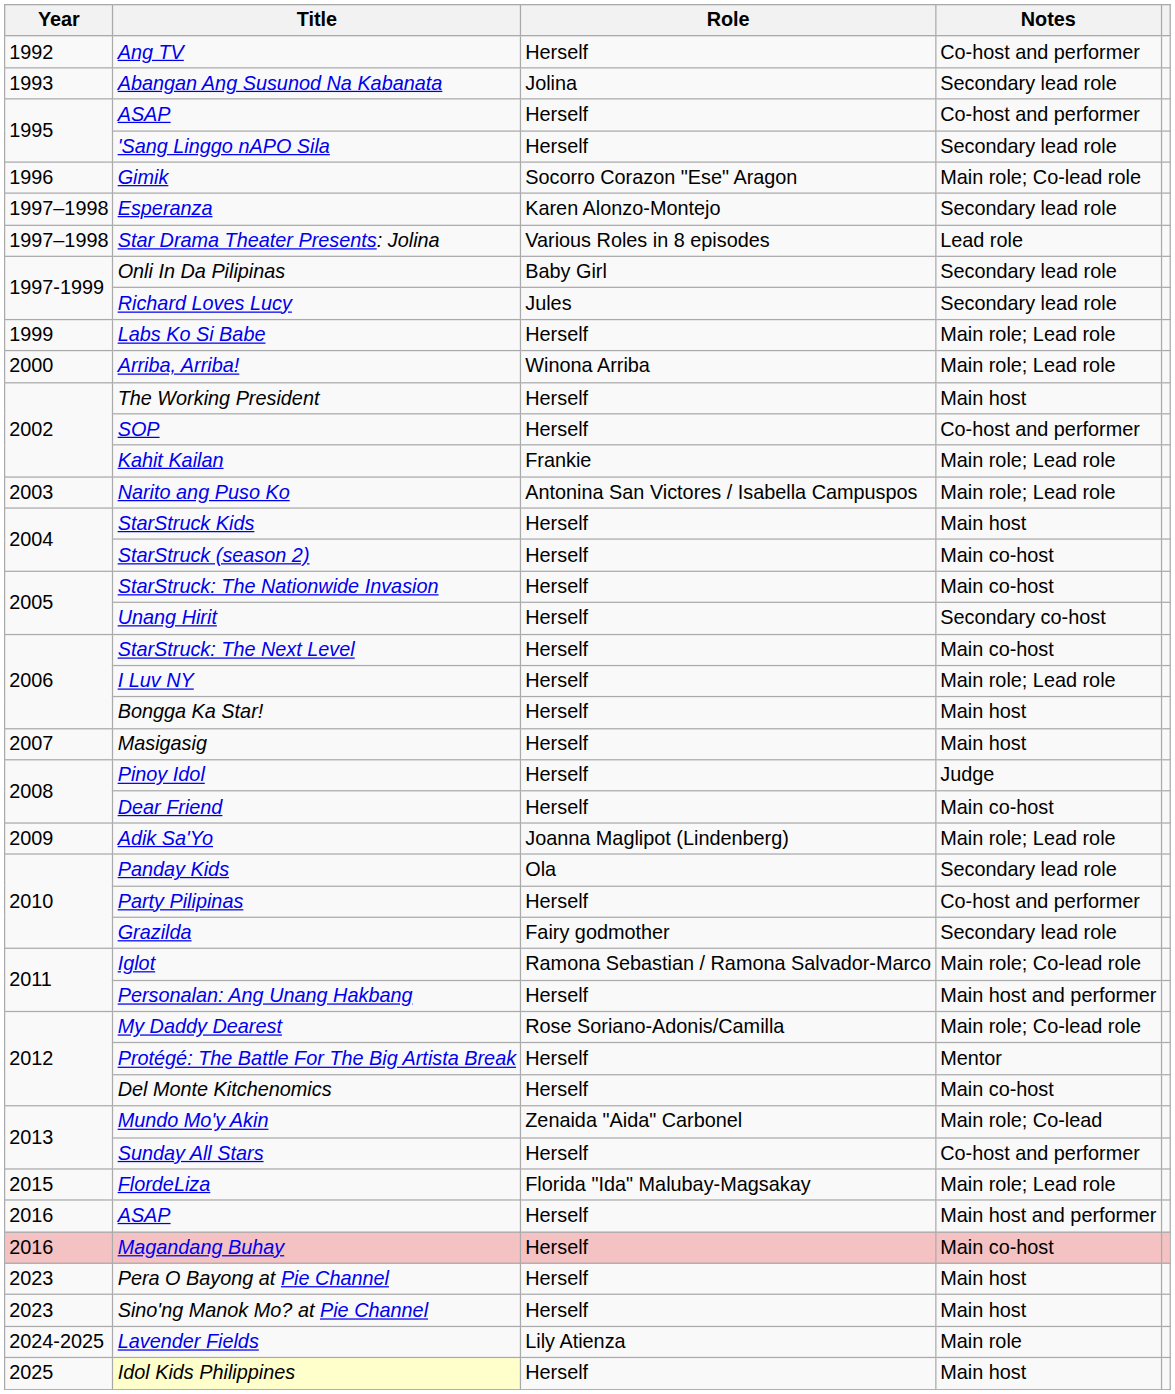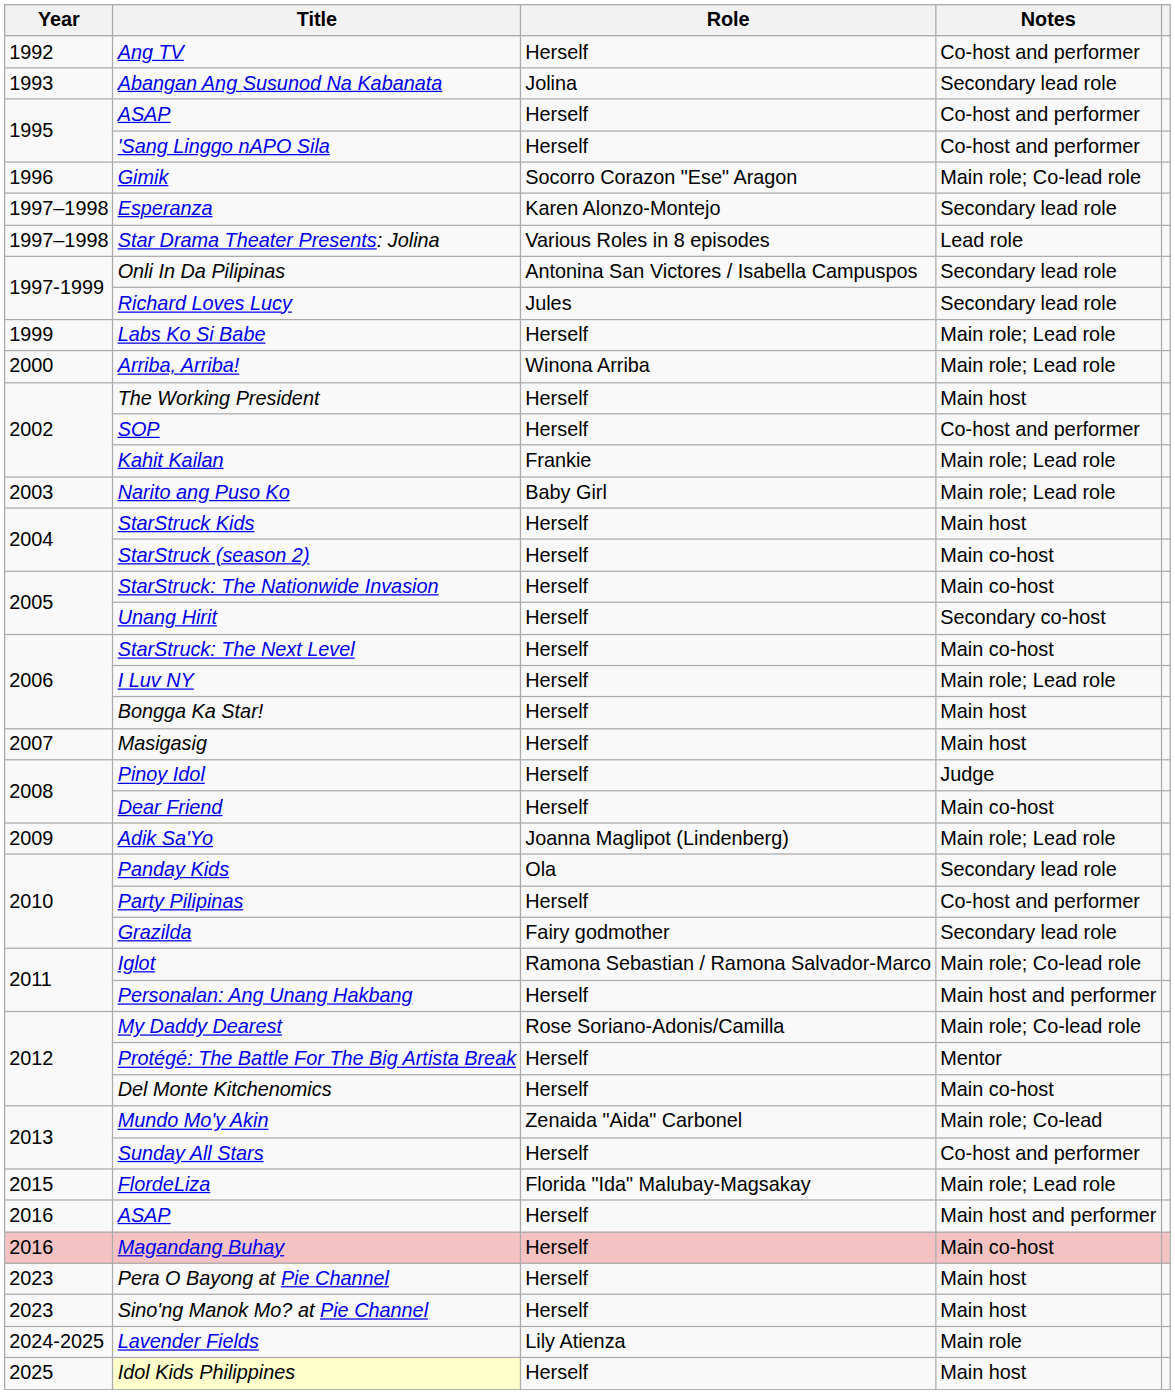(1028, 146) Secondary lead role -> (1040, 146) Co-host and performer
(566, 271) Baby Girl -> (721, 271) Antonina San Victores / Isabella Campuspos
(721, 492) Antonina San Victores / Isabella Campuspos -> (566, 492) Baby Girl
